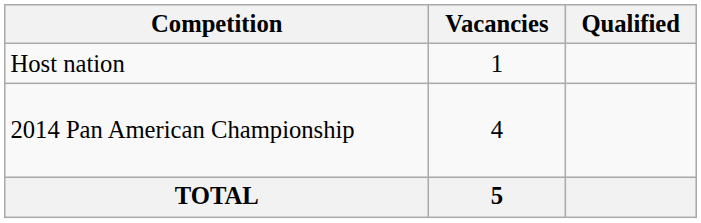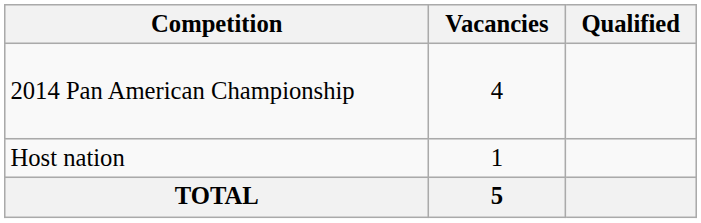rows swapped: (183, 129) <-> (68, 63)
